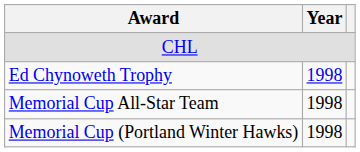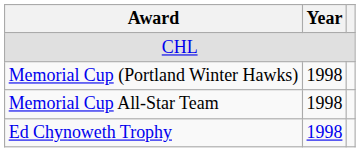rows swapped: (90, 75) <-> (153, 132)
